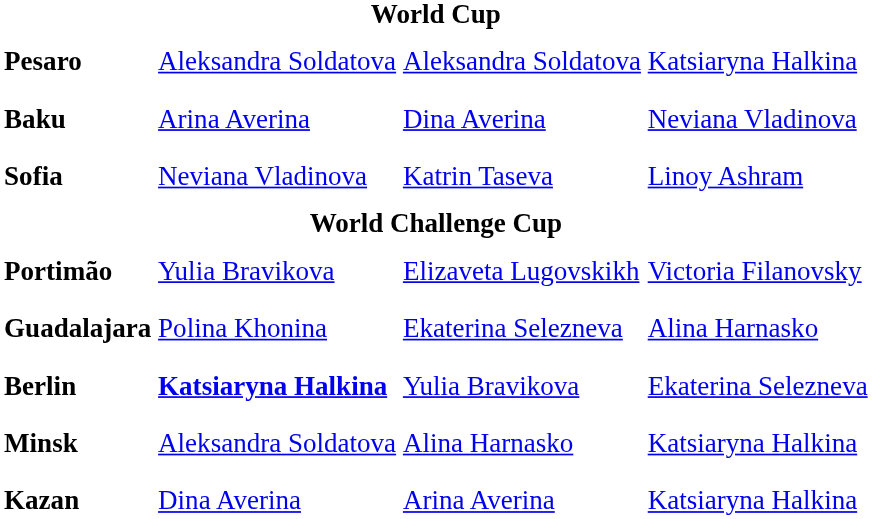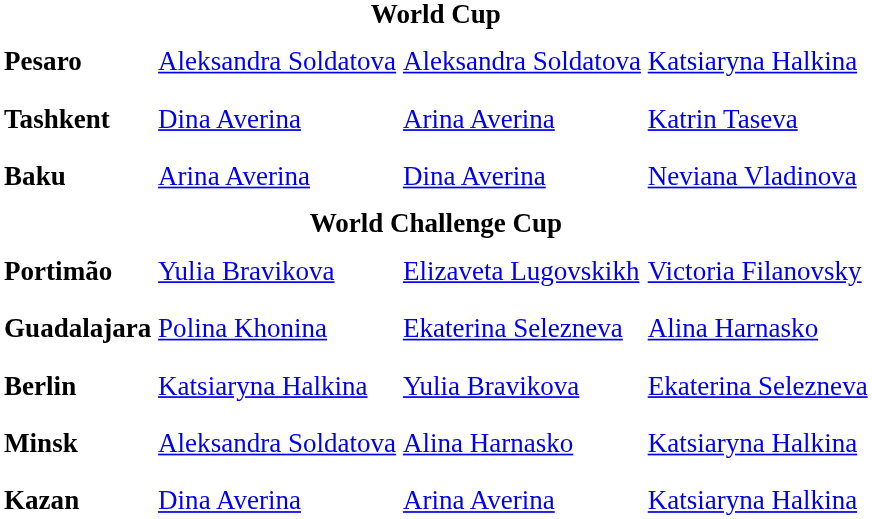+ row: (57, 118)
- row: (33, 176)
(273, 385) bold -> (263, 385) normal
